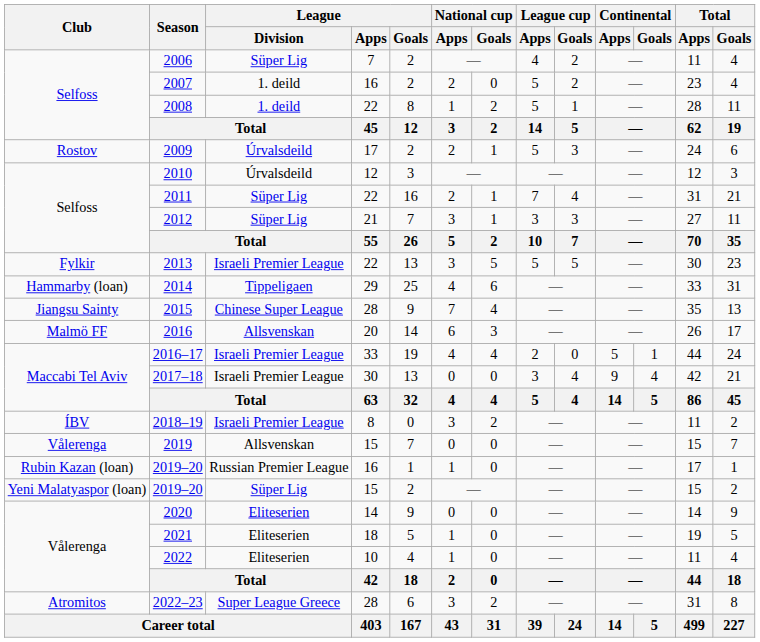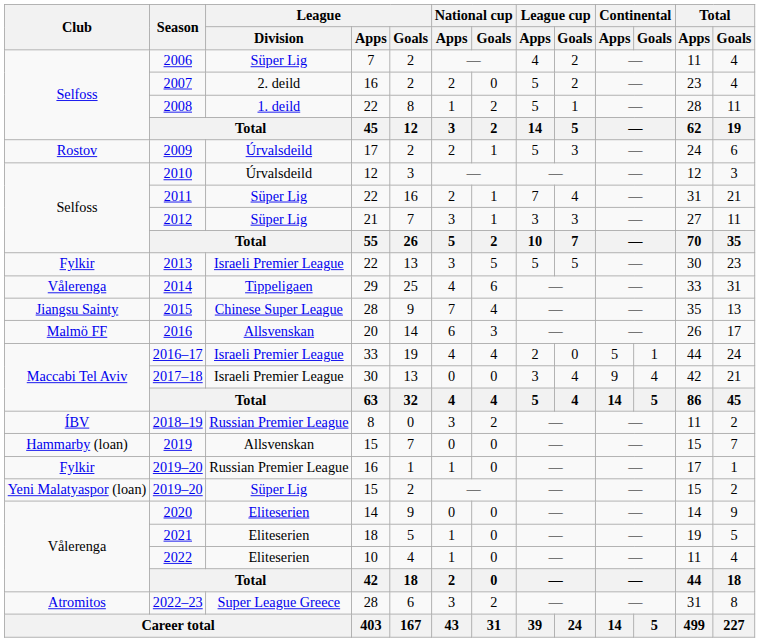(279, 83) 1. deild -> (279, 83) 2. deild
(77, 286) Hammarby (loan) -> (77, 286) Vålerenga
(279, 422) Israeli Premier League -> (279, 422) Russian Premier League
(77, 444) Vålerenga -> (77, 444) Hammarby (loan)
(77, 467) Rubin Kazan (loan) -> (77, 467) Fylkir
